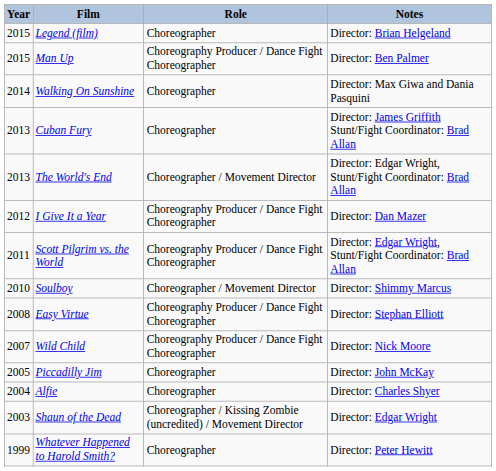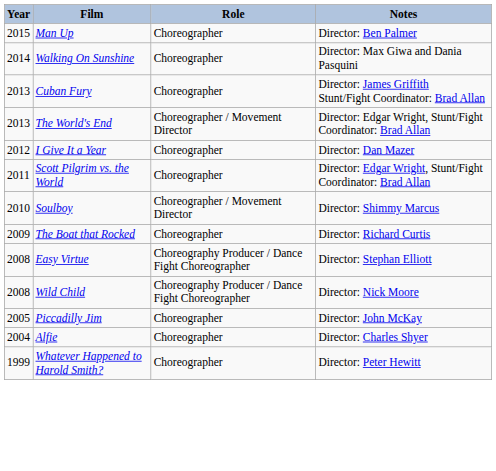- row: (67, 33)
(235, 59) Choreography Producer / Dance Fight Choreographer -> (188, 33) Choreographer
(235, 216) Choreography Producer / Dance Fight Choreographer -> (188, 150) Choreographer
(235, 256) Choreography Producer / Dance Fight Choreographer -> (188, 175) Choreographer
+ row: (85, 234)
(19, 347) 2007 -> (19, 292) 2008
- row: (78, 417)
